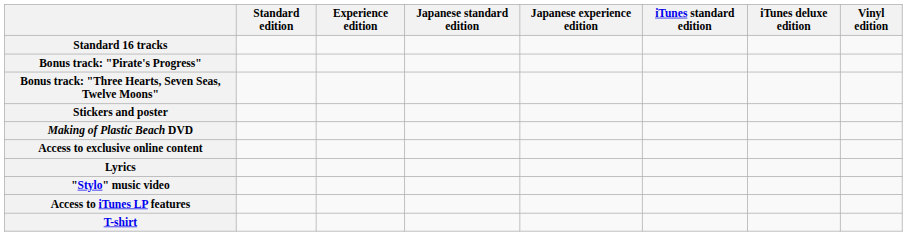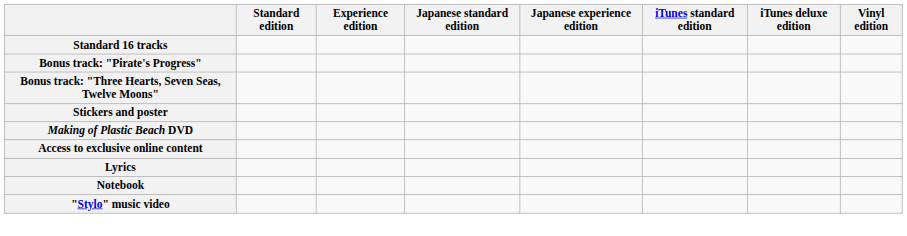+ row: (120, 185)
- row: (120, 203)
- row: (120, 222)
